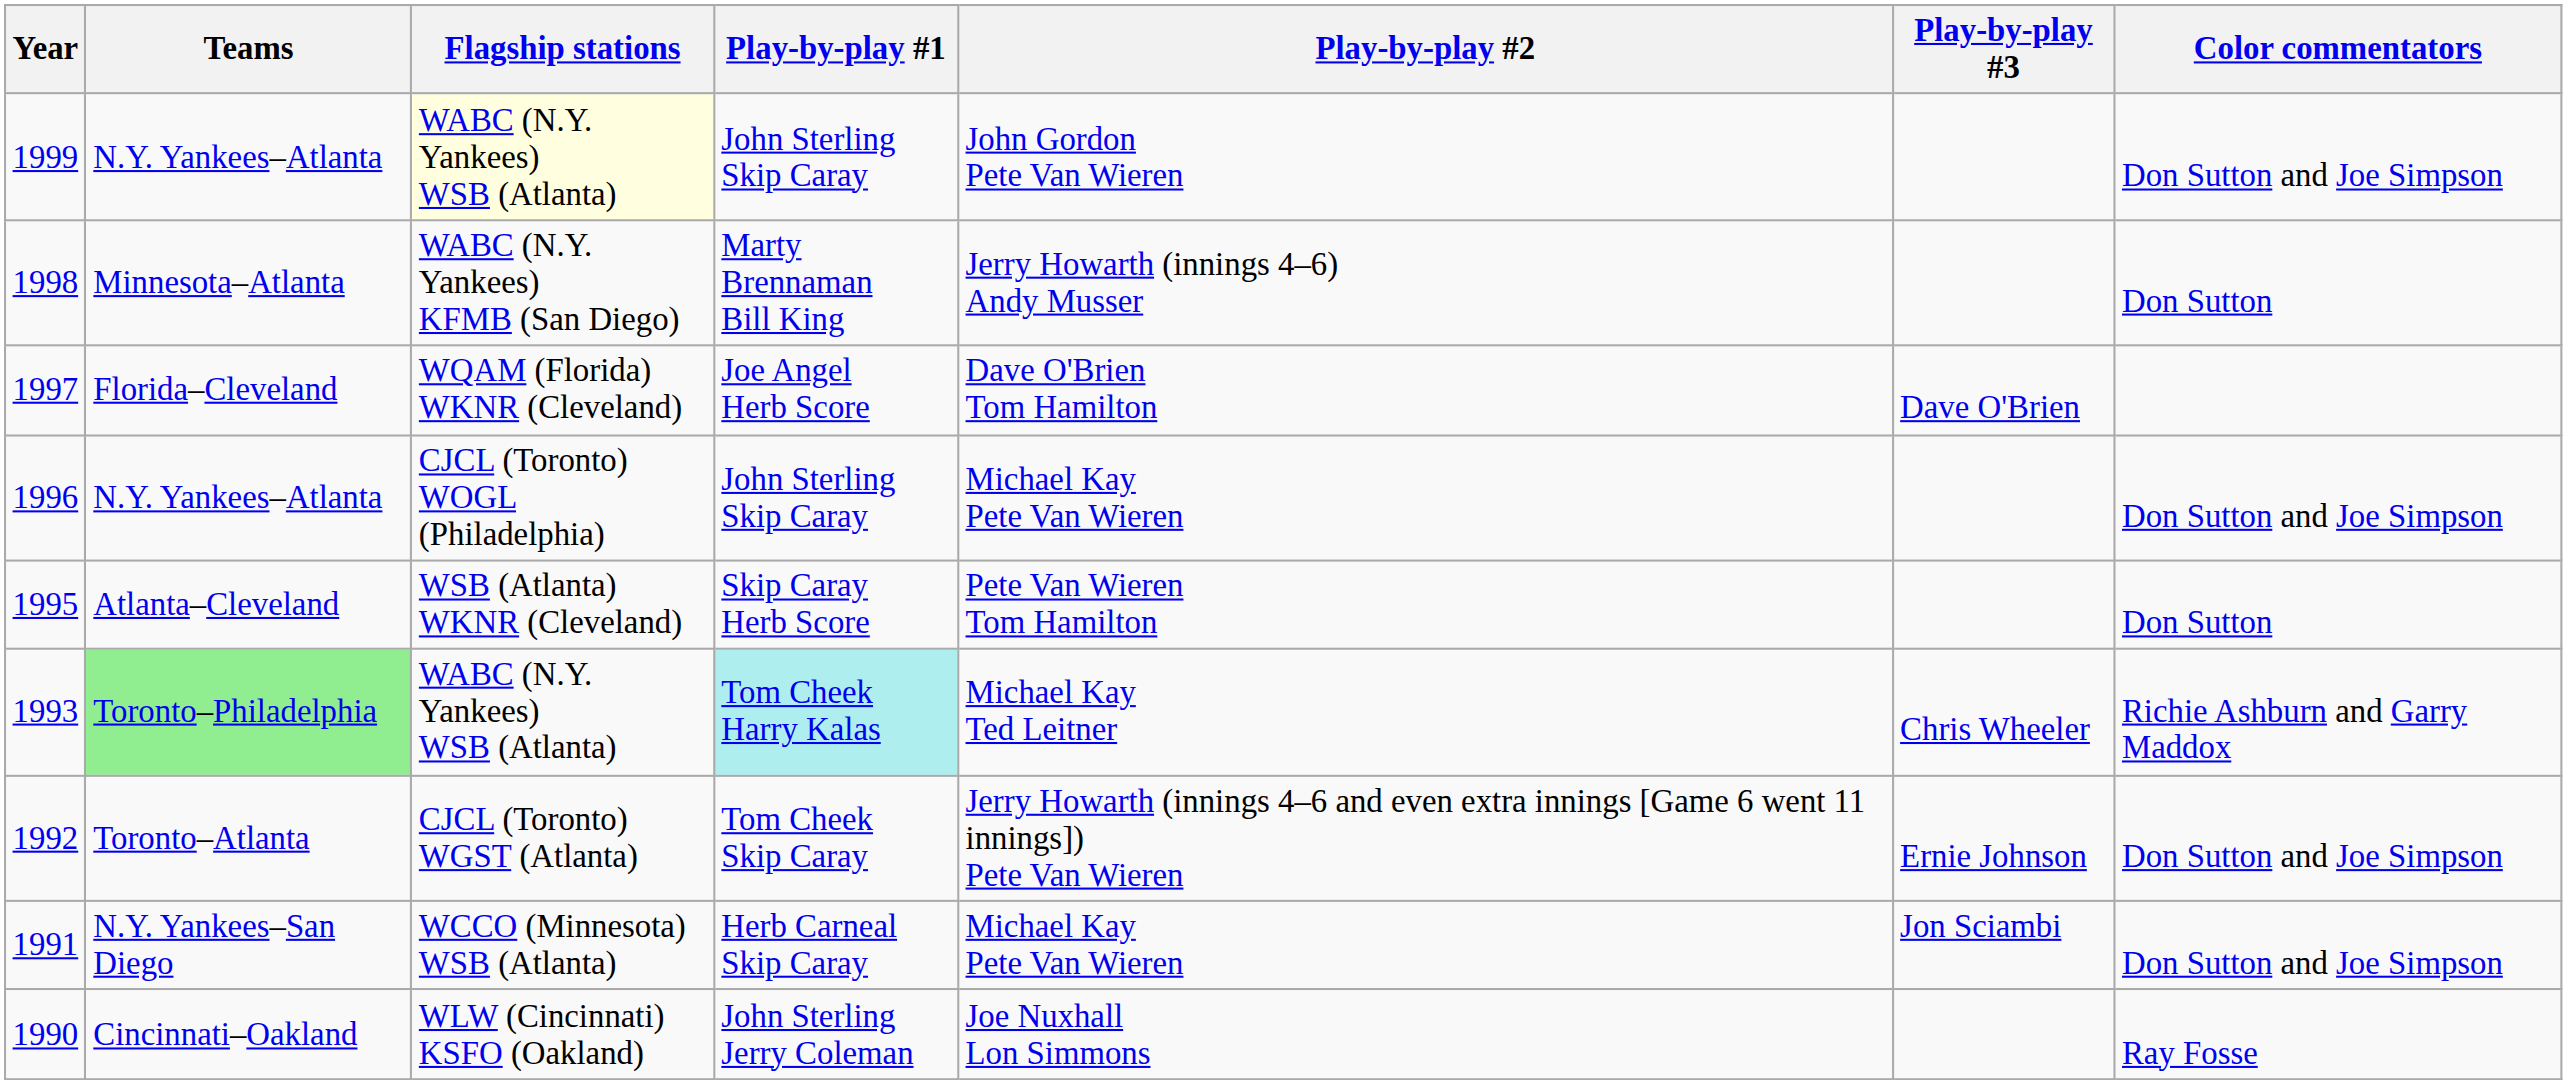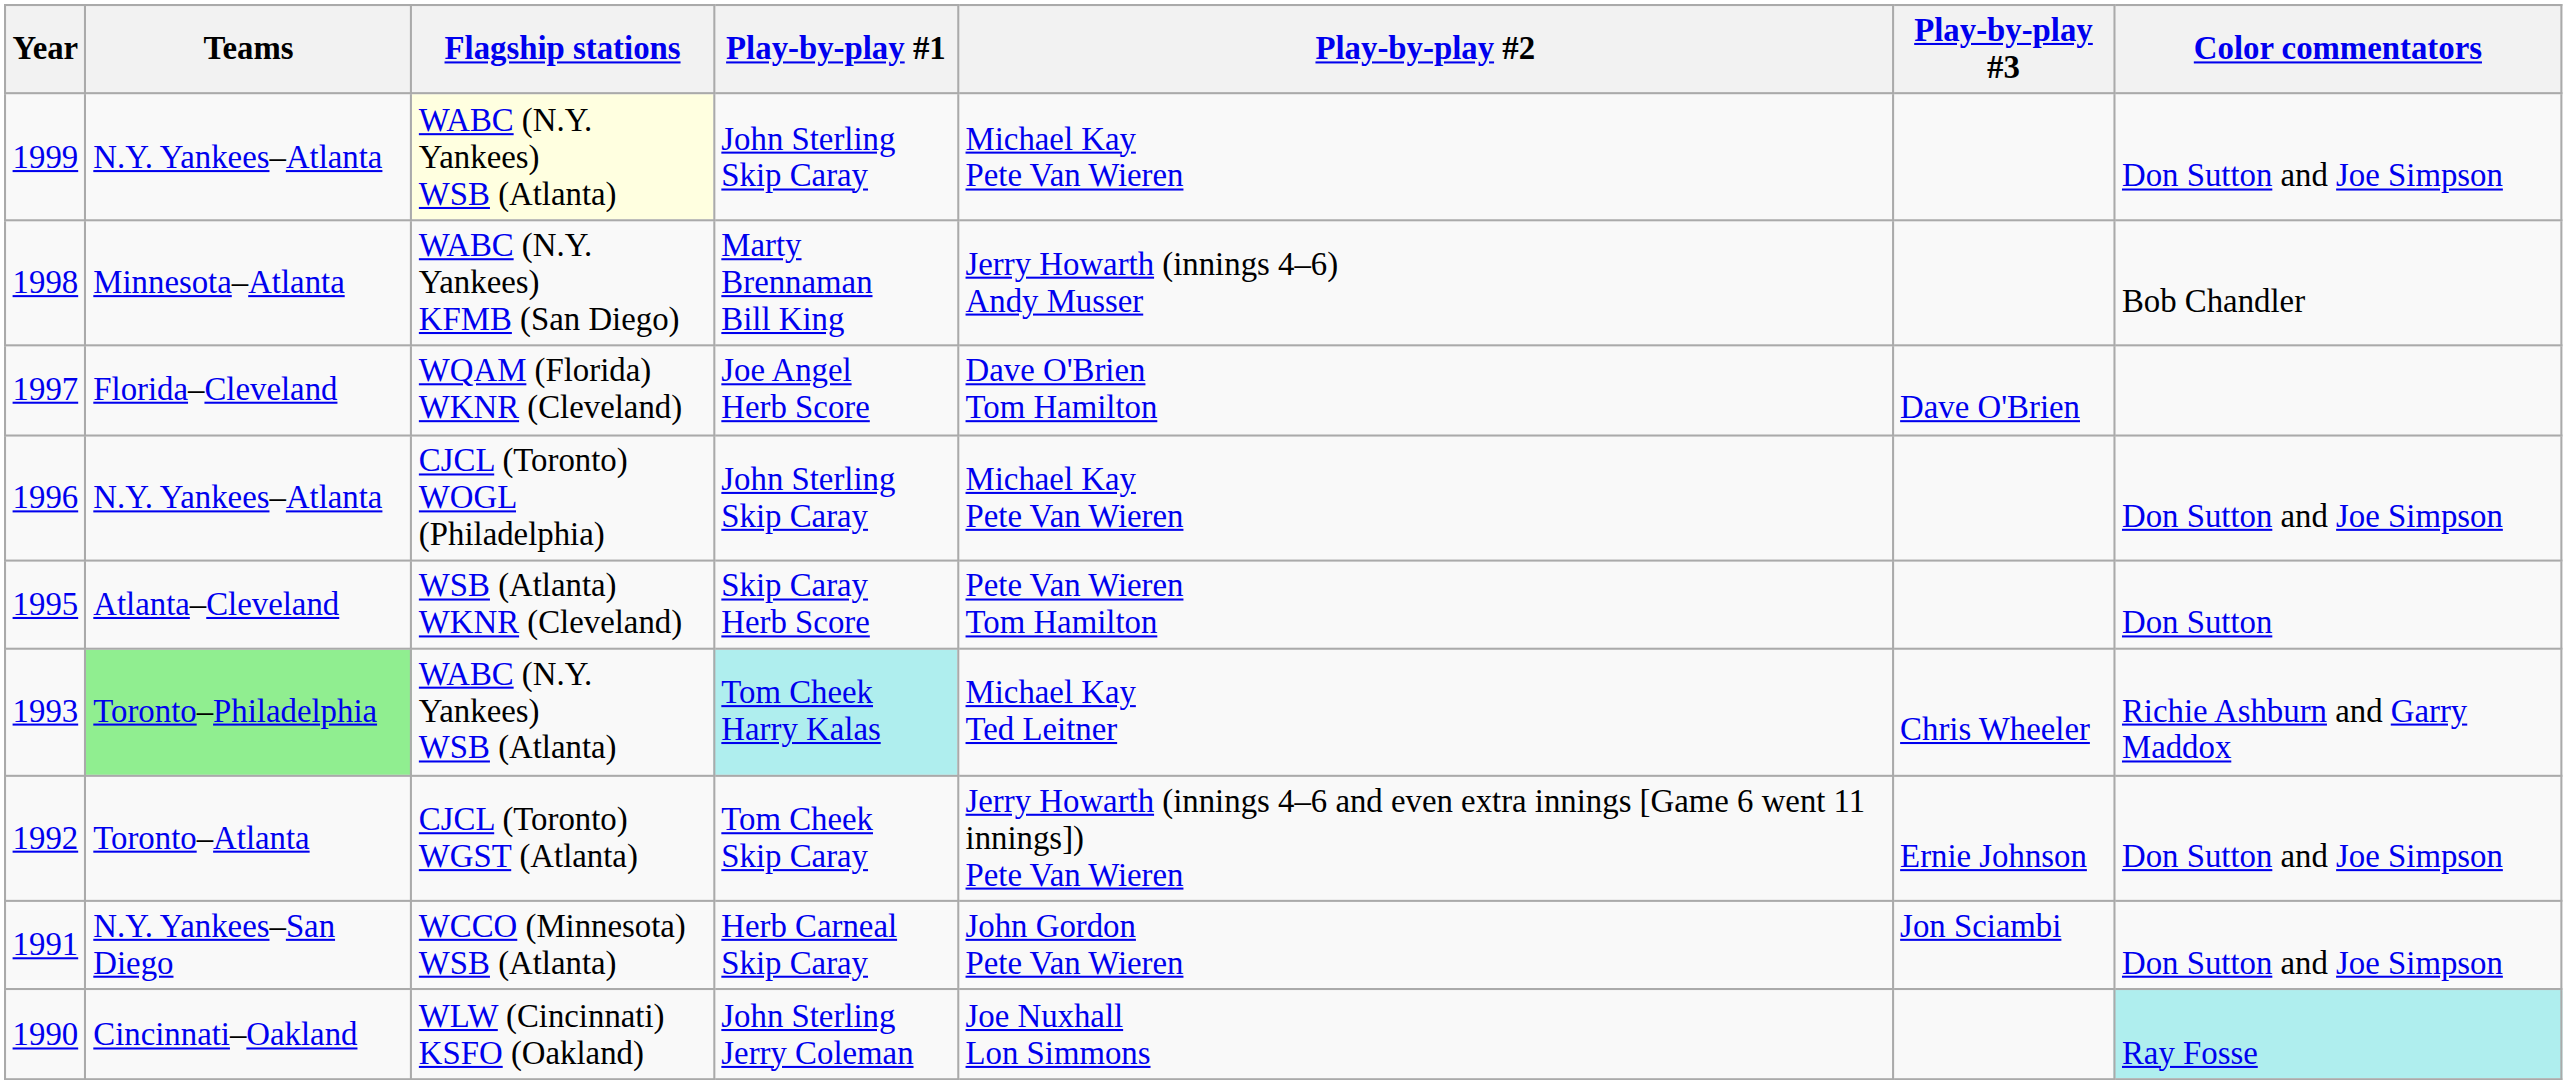(1075, 156) John Gordon Pete Van Wieren -> (1075, 156) Michael Kay Pete Van Wieren
(2197, 300) Don Sutton -> (2214, 300) Bob Chandler
(1075, 944) Michael Kay Pete Van Wieren -> (1075, 944) John Gordon Pete Van Wieren
(2190, 1052) no background -> (2190, 1052) paleturquoise background
